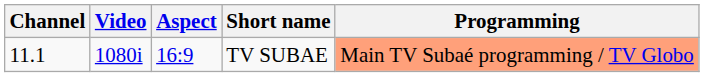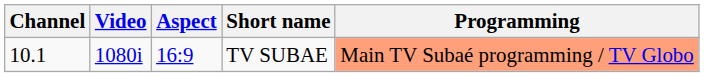(27, 54) 11.1 -> (28, 54) 10.1
